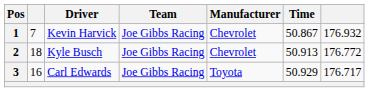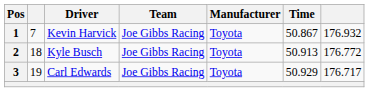(233, 33) Chevrolet -> (226, 33) Toyota
(233, 52) Chevrolet -> (226, 52) Toyota
(36, 72) 16 -> (36, 72) 19
